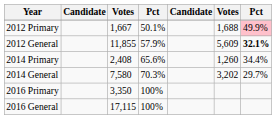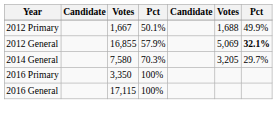(255, 28) pink background -> (256, 28) no background
(123, 43) 11,855 -> (123, 43) 16,855
(227, 43) 5,609 -> (228, 43) 5,069
- row: (33, 59)
(227, 75) 3,202 -> (228, 59) 3,205
